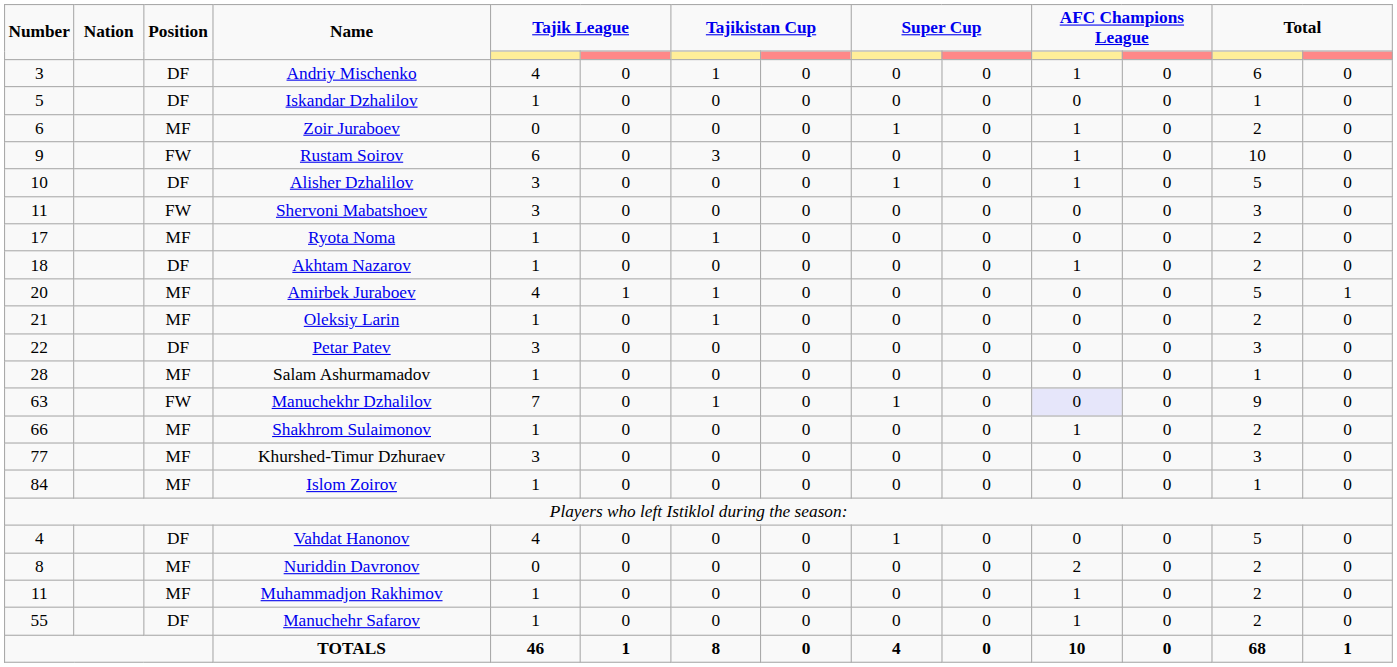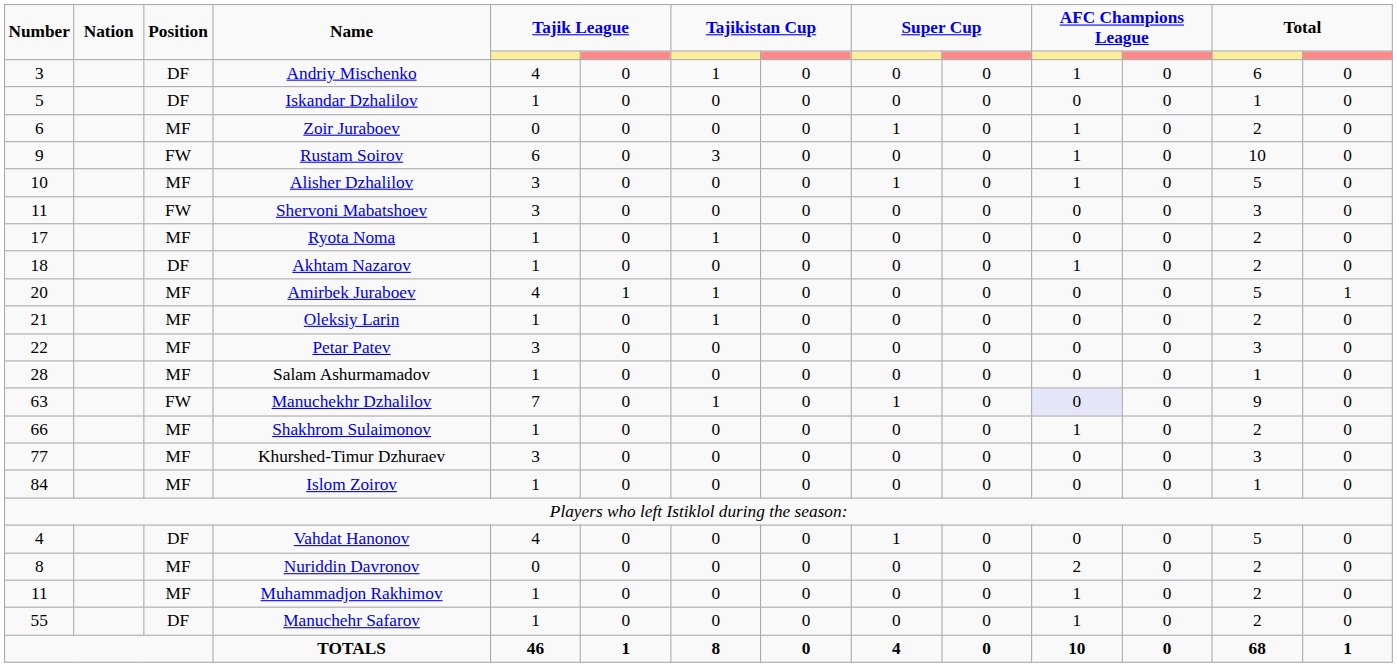(178, 182) DF -> (178, 182) MF
(178, 347) DF -> (178, 347) MF
